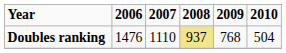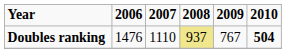(230, 37) 768 -> (230, 37) 767
(264, 37) normal -> (264, 37) bold
